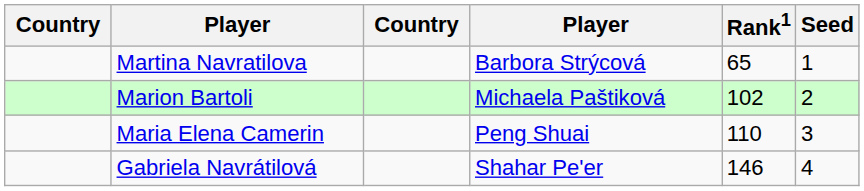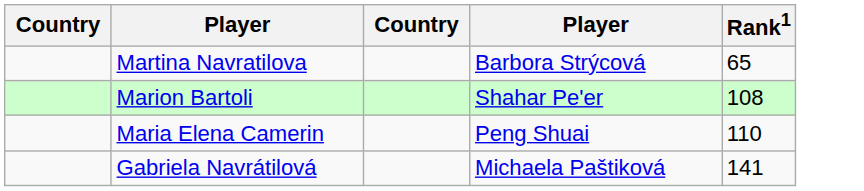- column: (827, 24)
(570, 98) Michaela Paštiková -> (539, 98) Shahar Pe'er
(745, 98) 102 -> (745, 98) 108
(539, 168) Shahar Pe'er -> (570, 168) Michaela Paštiková
(745, 168) 146 -> (745, 168) 141
